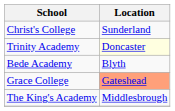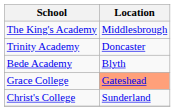rows swapped: (52, 98) <-> (41, 30)
(124, 47) lightyellow background -> (124, 47) no background
